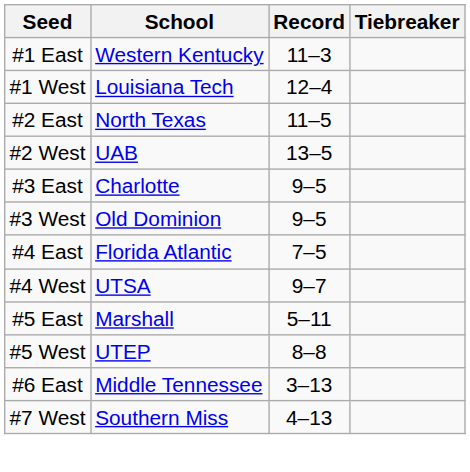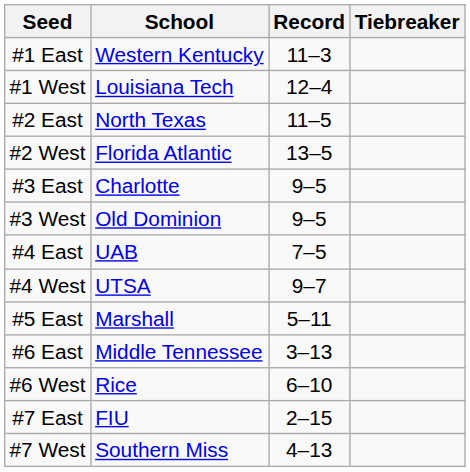(117, 153) UAB -> (163, 153) Florida Atlantic
(163, 252) Florida Atlantic -> (117, 252) UAB
- row: (47, 351)
+ row: (47, 384)
+ row: (47, 417)
